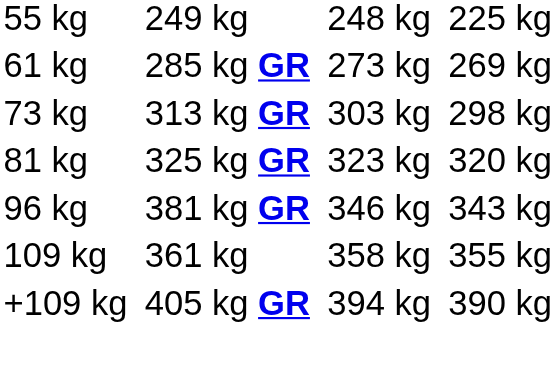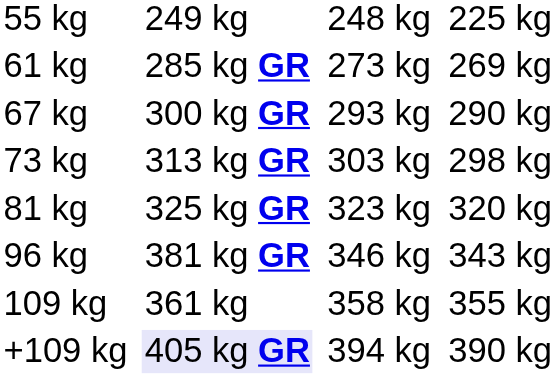+ row: (46, 113)
(227, 303) no background -> (227, 350) lavender background
